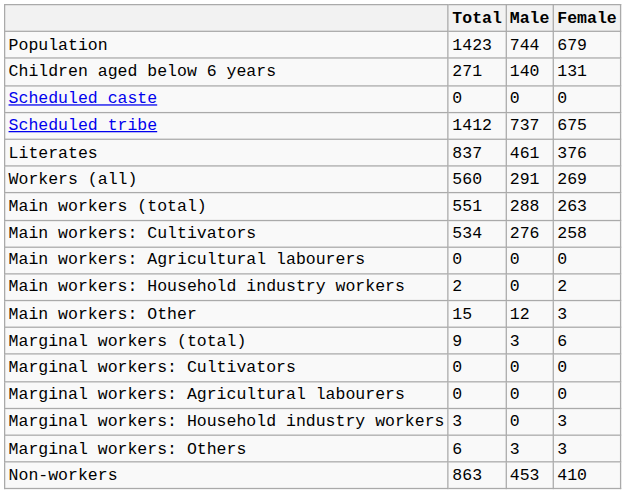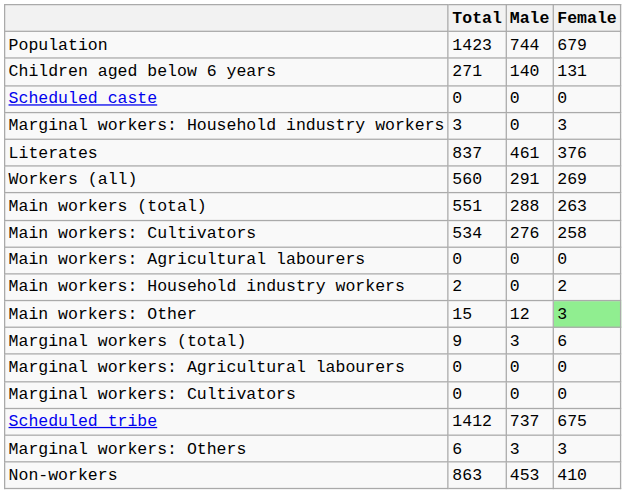rows swapped: (83, 126) <-> (227, 422)
(562, 314) no background -> (562, 314) lightgreen background
rows swapped: (152, 368) <-> (207, 395)
